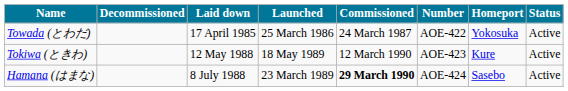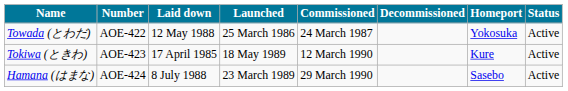columns swapped: (443, 13) <-> (142, 13)
(223, 33) 17 April 1985 -> (183, 33) 12 May 1988
(222, 54) 12 May 1988 -> (184, 54) 17 April 1985
(377, 75) bold -> (336, 75) normal
